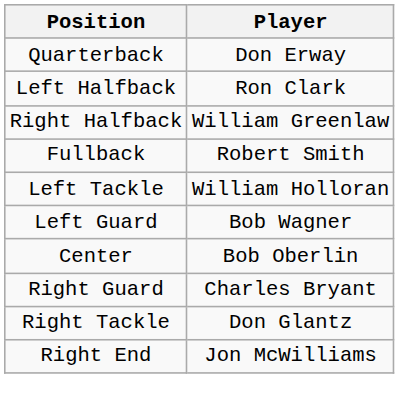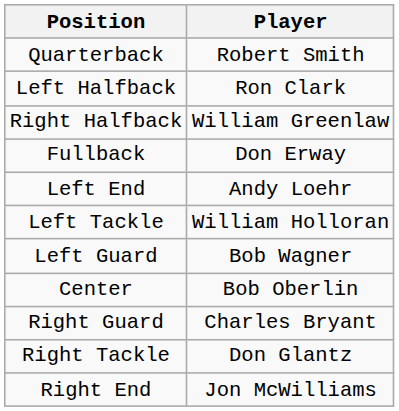(291, 55) Don Erway -> (291, 55) Robert Smith
(291, 155) Robert Smith -> (291, 155) Don Erway
+ row: (96, 189)
